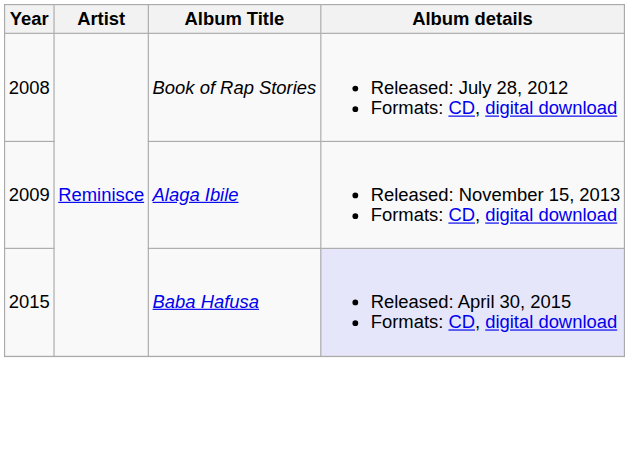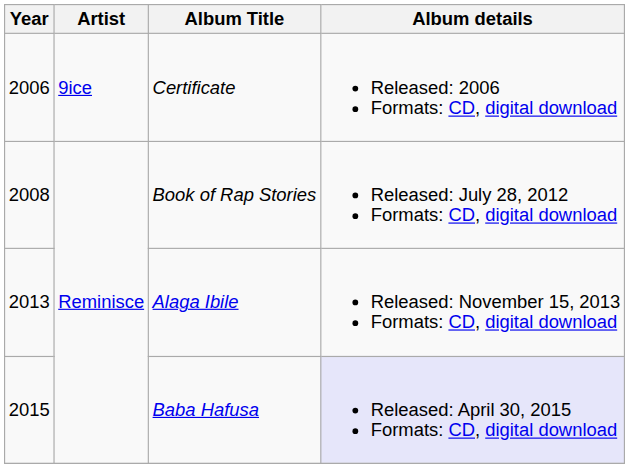+ row: (194, 87)
(29, 194) 2009 -> (29, 302) 2013
